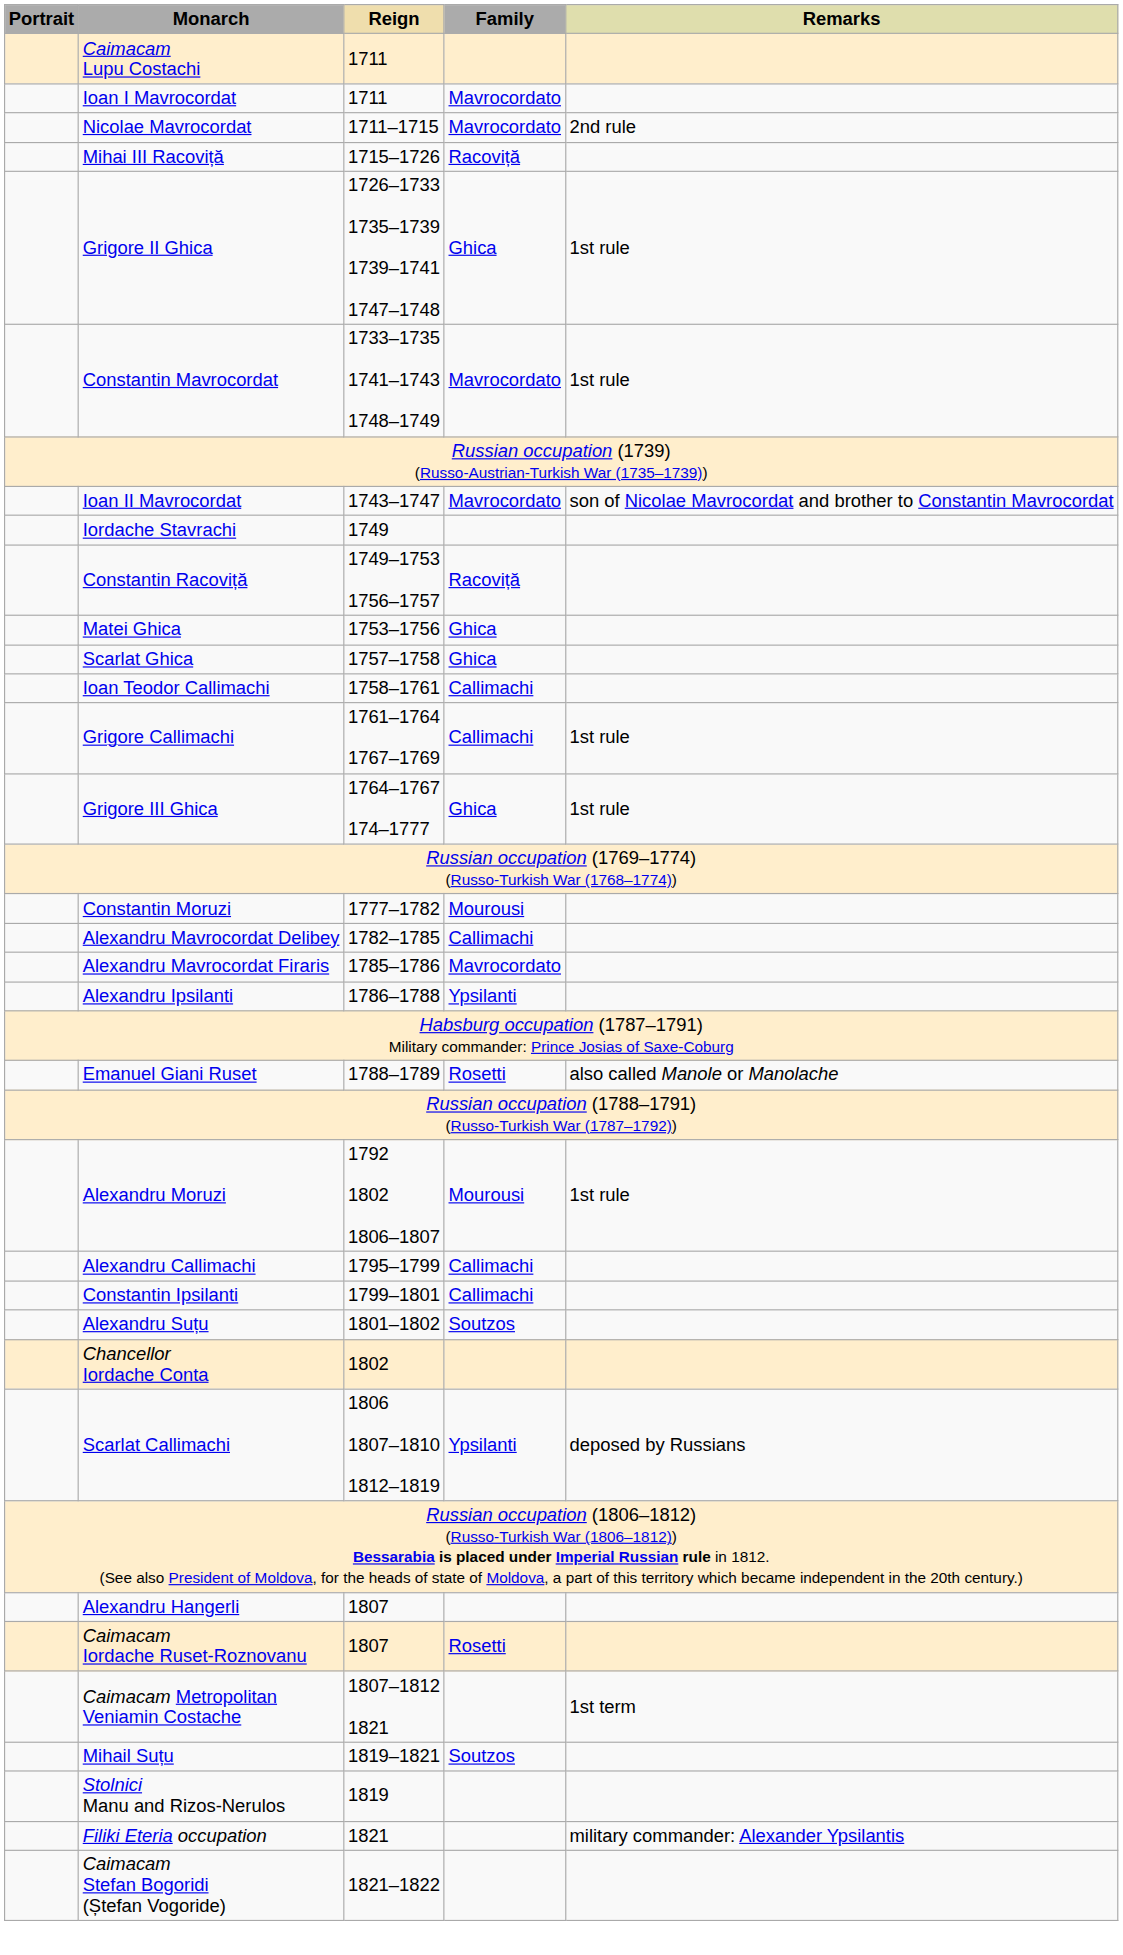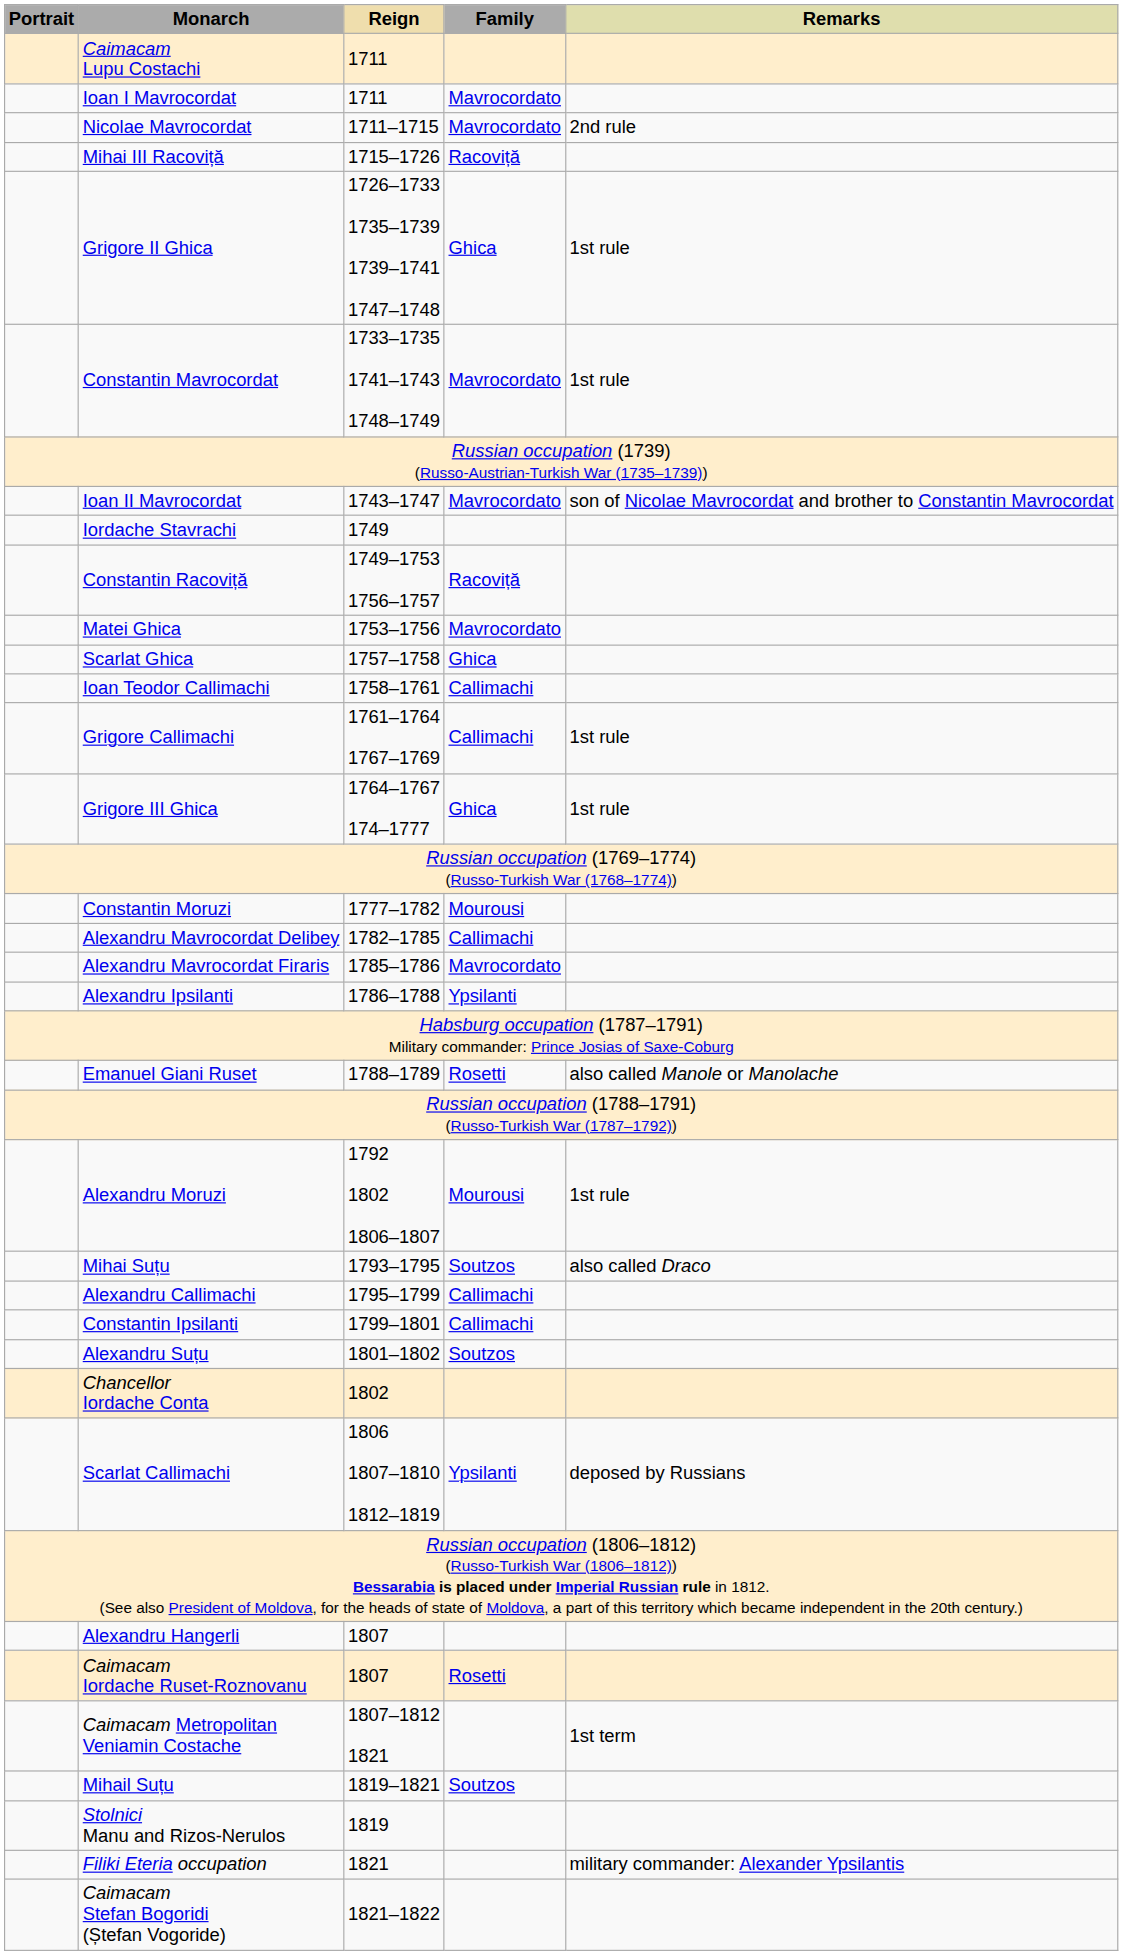(473, 629) Ghica -> (505, 629) Mavrocordato
+ row: (126, 1266)
